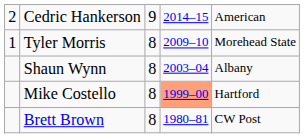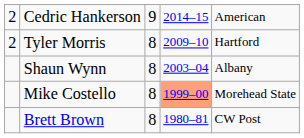(12, 42) 1 -> (12, 42) 2
(255, 42) Morehead State -> (237, 42) Hartford
(237, 94) Hartford -> (255, 94) Morehead State
